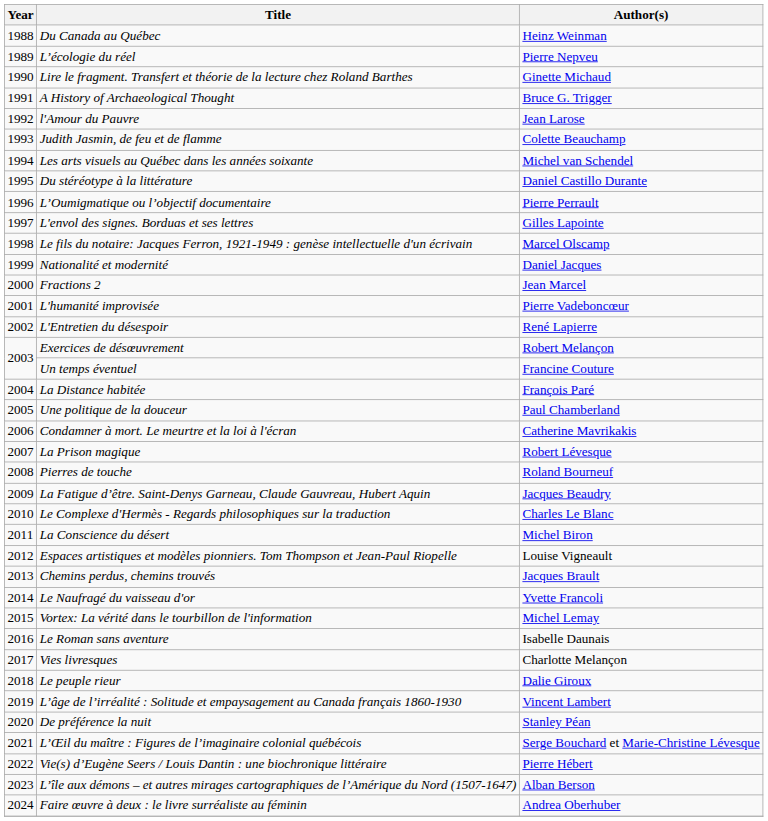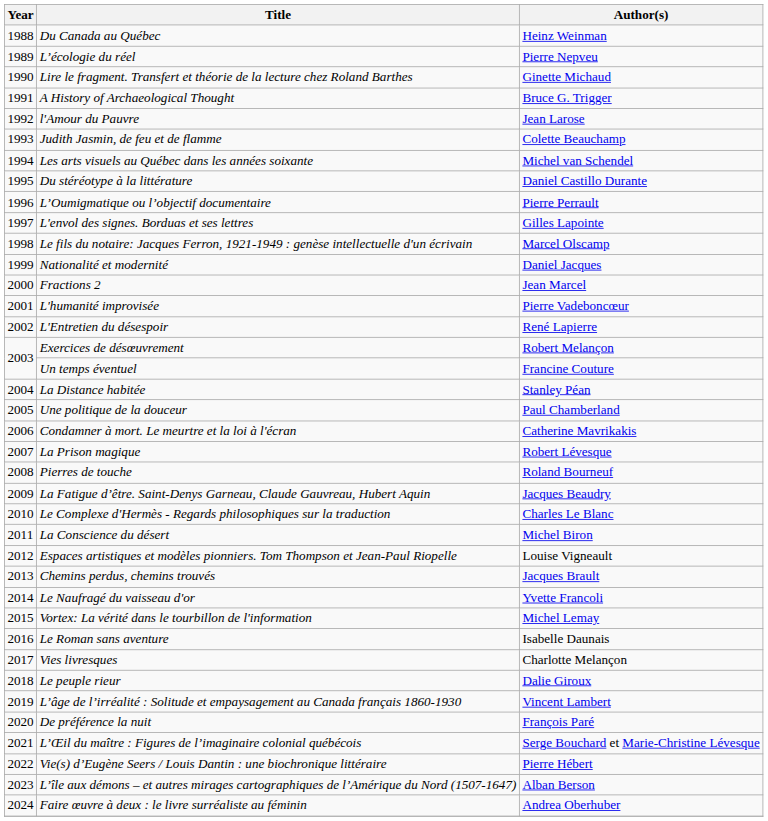(558, 389) François Paré -> (556, 389) Stanley Péan
(556, 722) Stanley Péan -> (558, 722) François Paré
